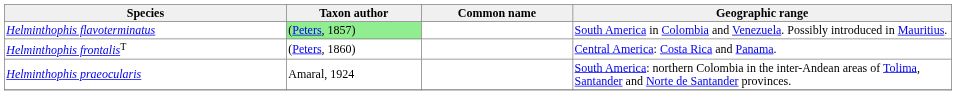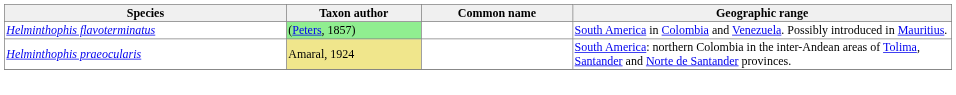- row: (66, 49)
(321, 74) no background -> (321, 54) khaki background
